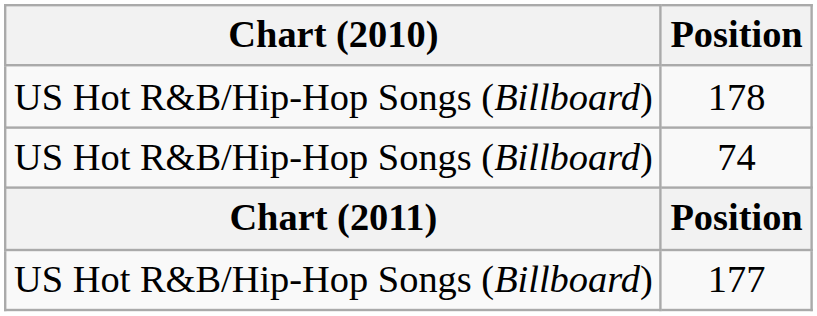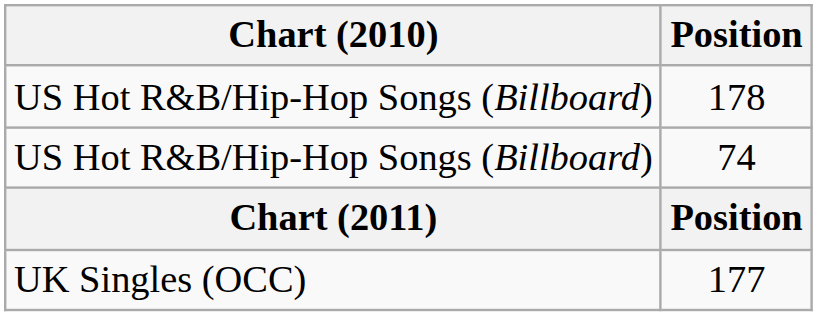(333, 278) US Hot R&B/Hip-Hop Songs (Billboard) -> (160, 278) UK Singles (OCC)
